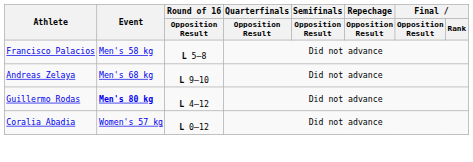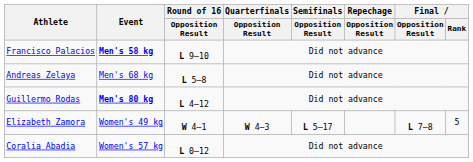(126, 52) normal -> (126, 52) bold
(194, 56) L 5–8 -> (194, 56) L 9–10
(194, 80) L 9–10 -> (194, 80) L 5–8
+ row: (46, 122)
